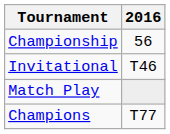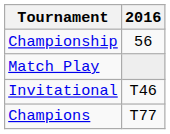rows swapped: (54, 91) <-> (63, 67)
